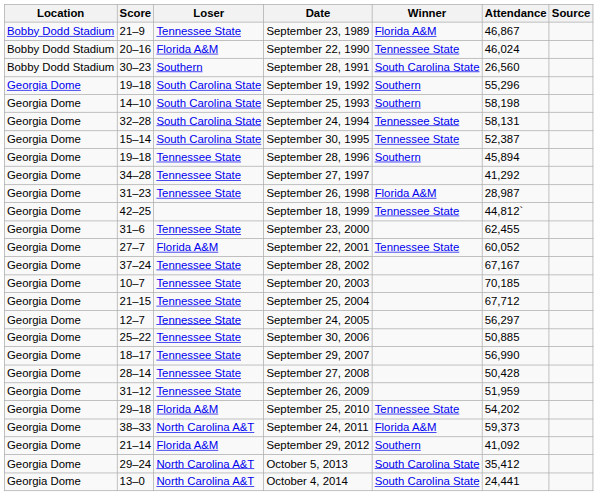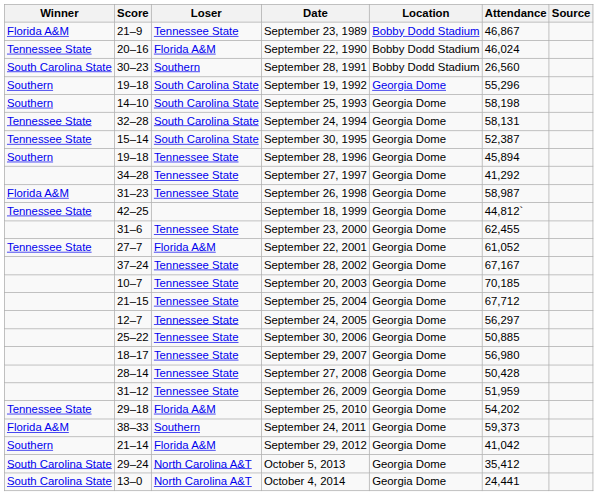columns swapped: (427, 13) <-> (61, 13)
(502, 193) 28,987 -> (502, 193) 58,987
(502, 247) 60,052 -> (502, 247) 61,052
(502, 355) 56,990 -> (502, 355) 56,980
(205, 427) North Carolina A&T -> (177, 427) Southern
(502, 445) 41,092 -> (502, 445) 41,042
